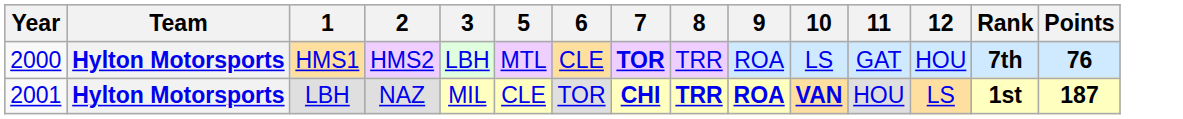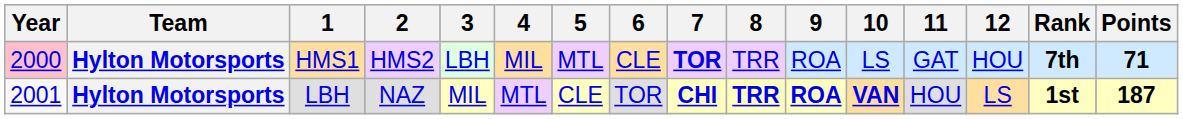+ column: (524, 23)
(36, 60) no background -> (36, 60) pink background
(1079, 60) 76 -> (1136, 60) 71
